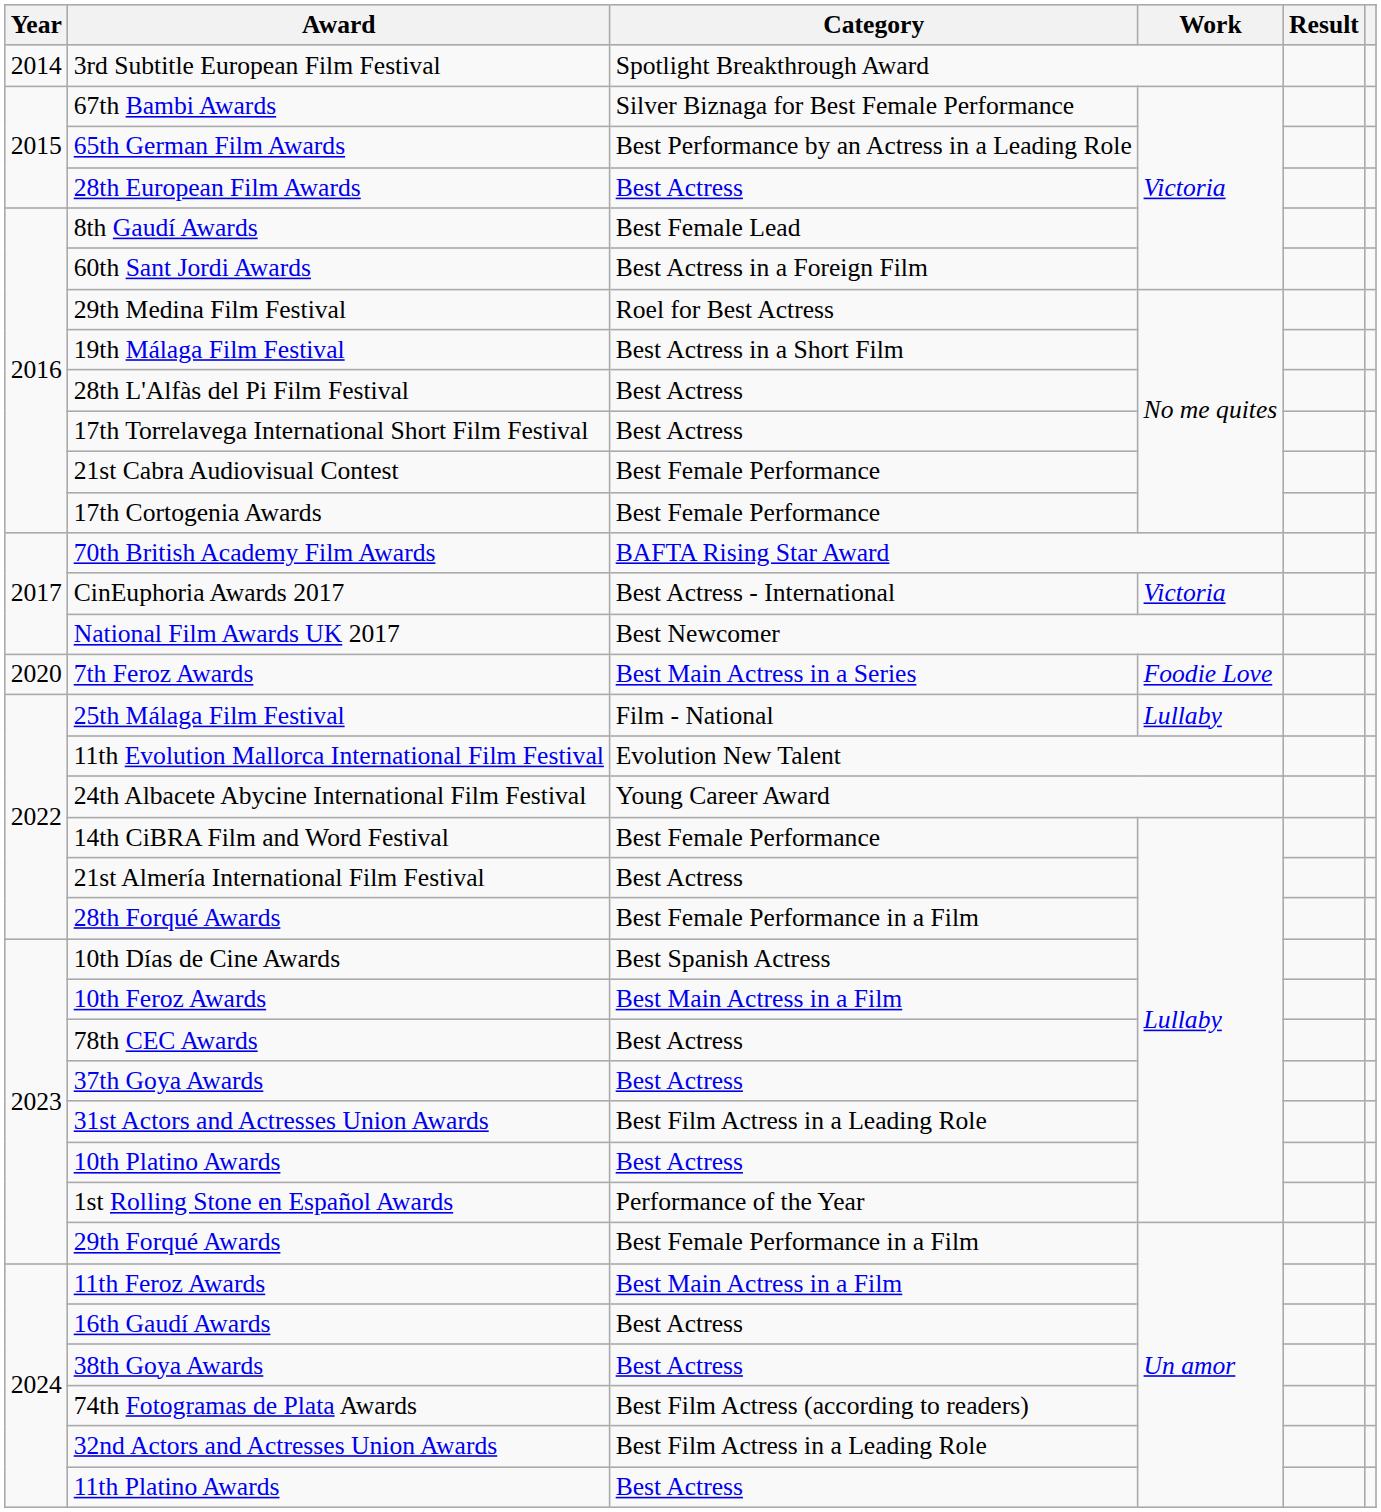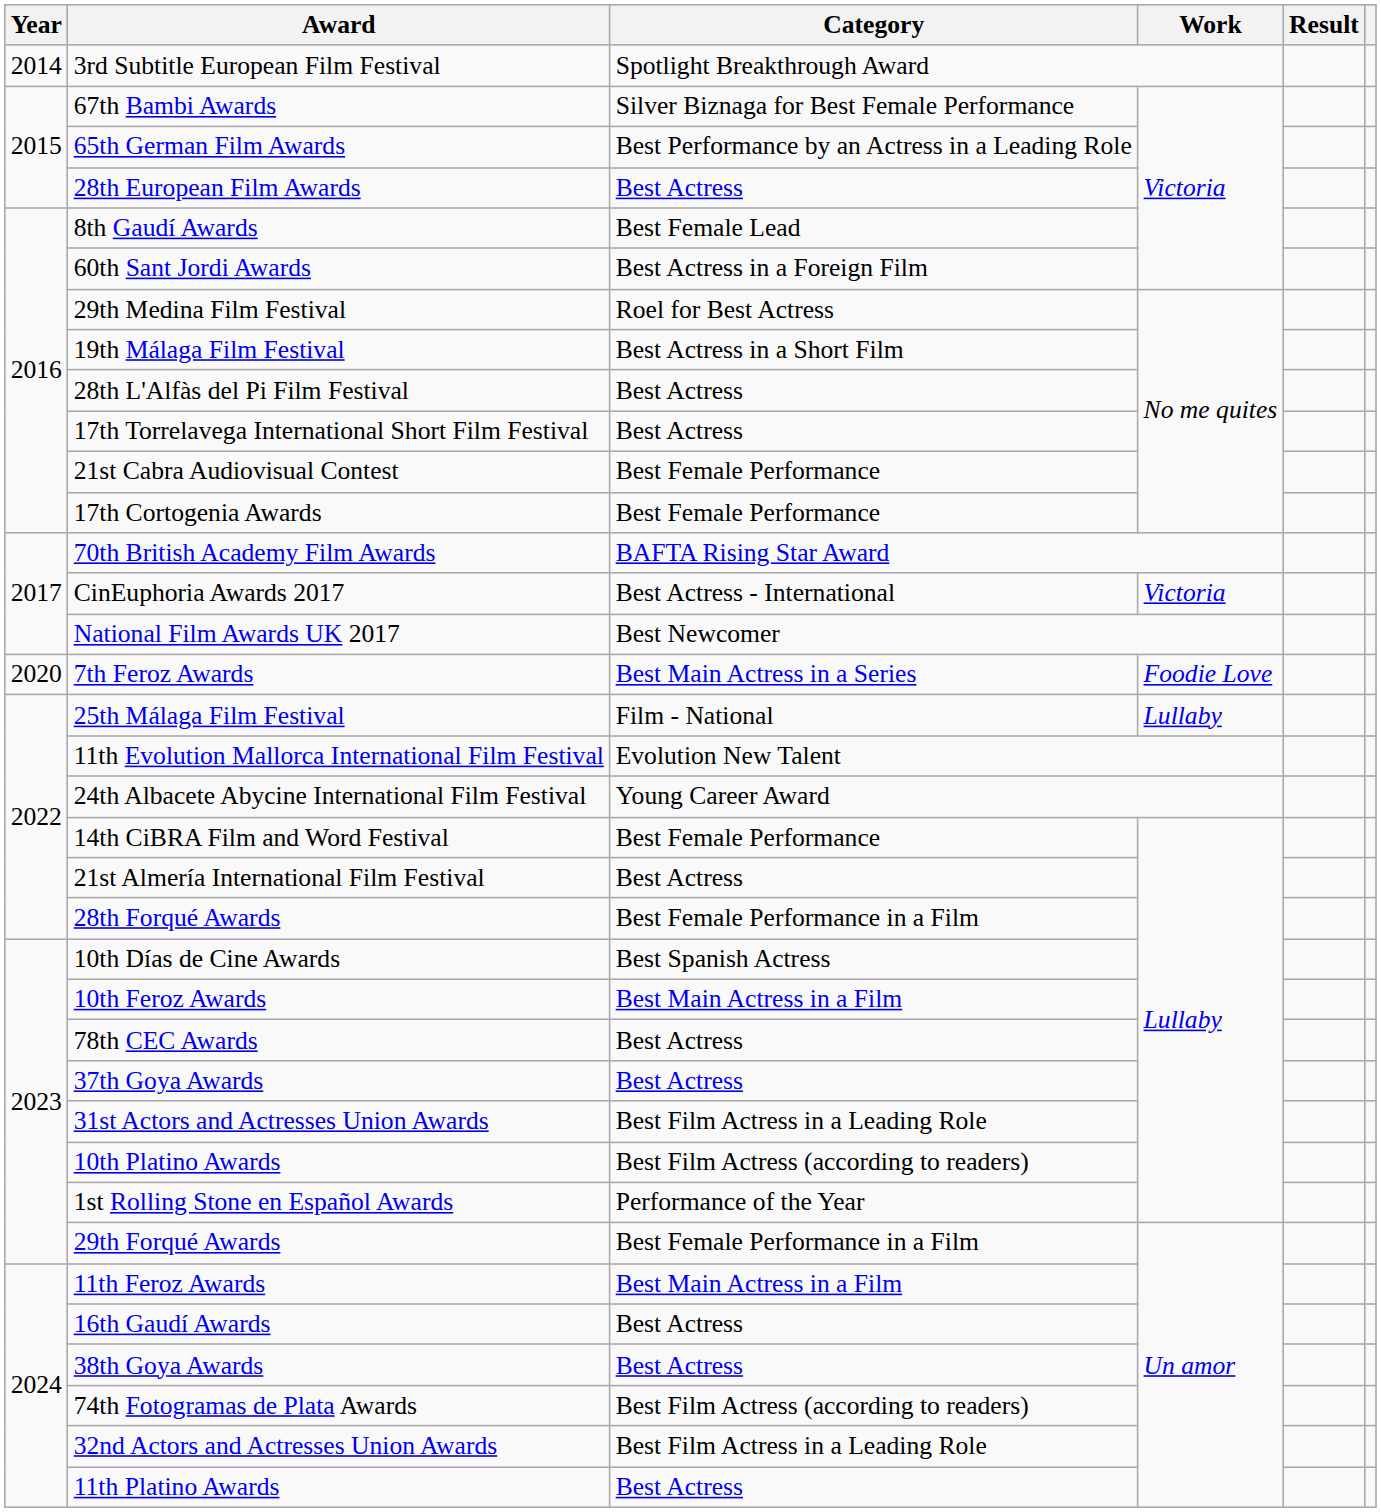(679, 1161) Best Actress -> (822, 1161) Best Film Actress (according to readers)
